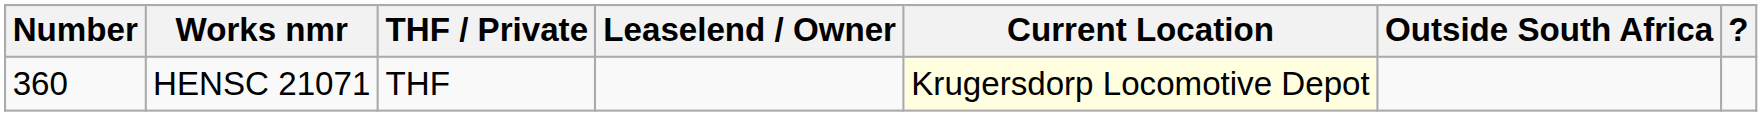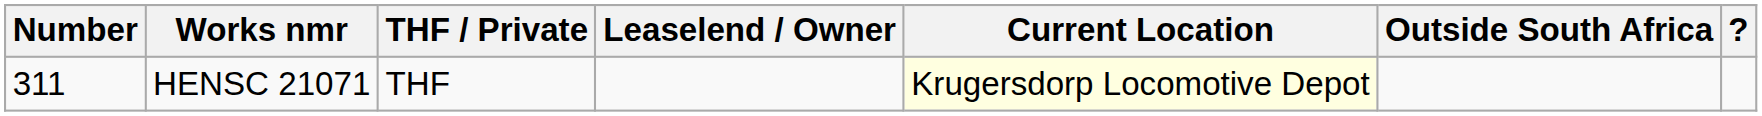(40, 83) 360 -> (39, 83) 311
